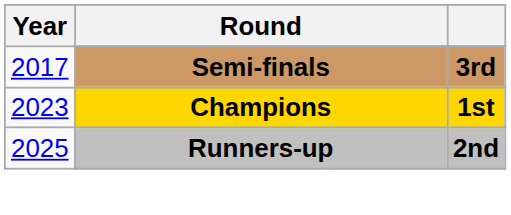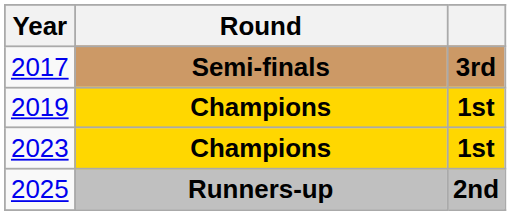+ row: (40, 108)
